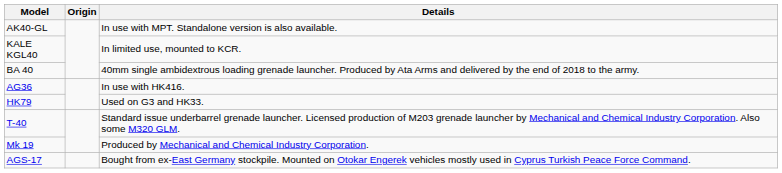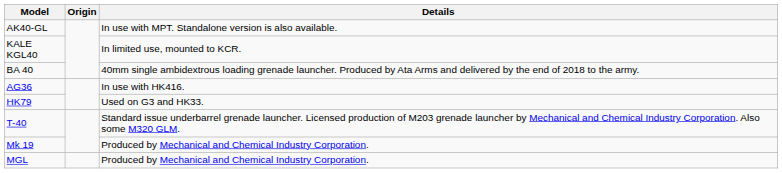+ row: (17, 160)
- row: (24, 160)
